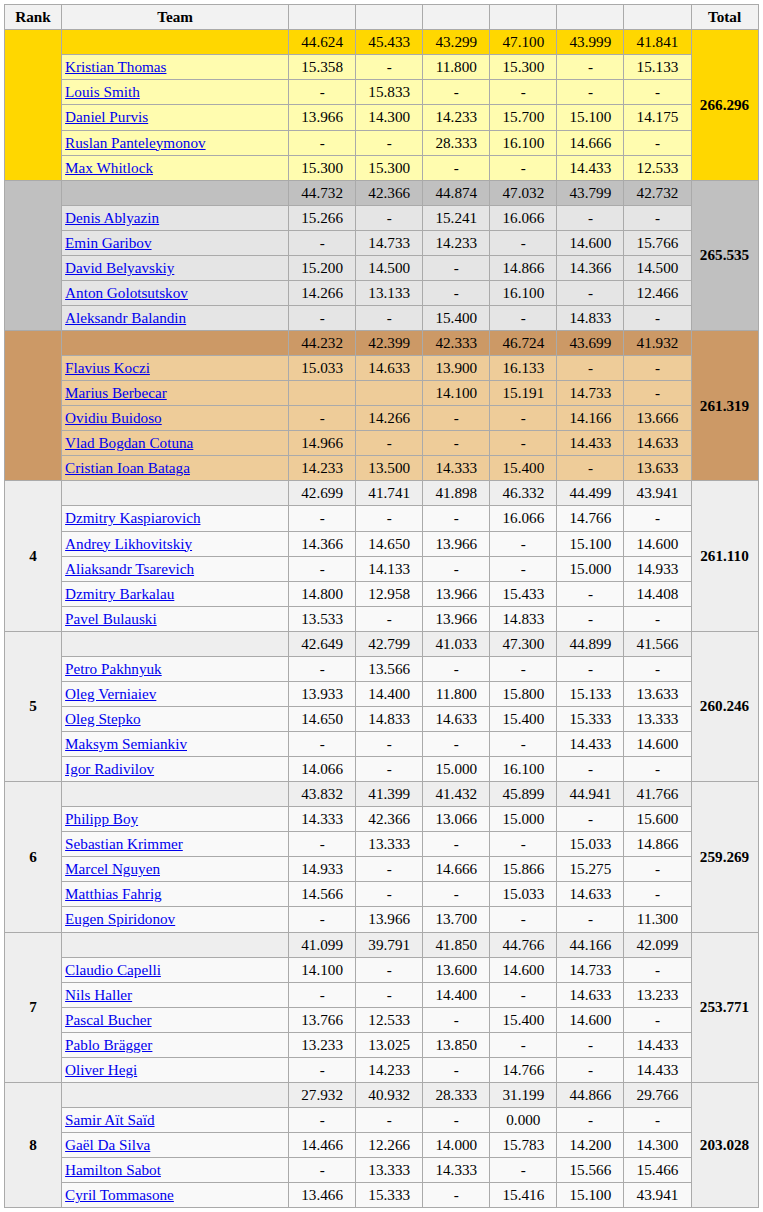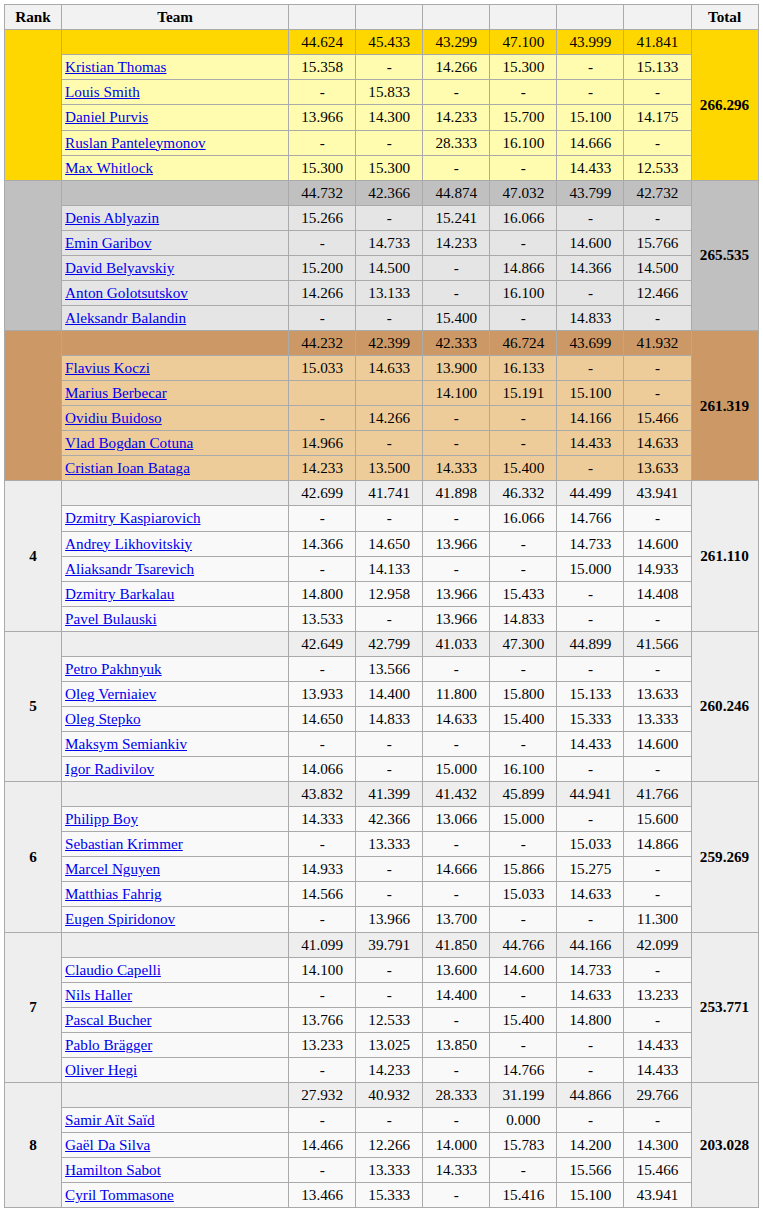(456, 67) 11.800 -> (456, 67) 14.266
(590, 393) 14.733 -> (590, 393) 15.100
(657, 418) 13.666 -> (657, 418) 15.466
(590, 543) 15.100 -> (590, 543) 14.733
(590, 1019) 14.600 -> (590, 1019) 14.800
